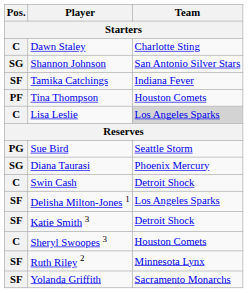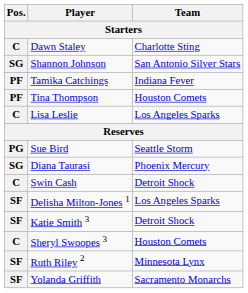(16, 81) SF -> (16, 81) PF
(177, 115) lightgrey background -> (177, 115) no background
